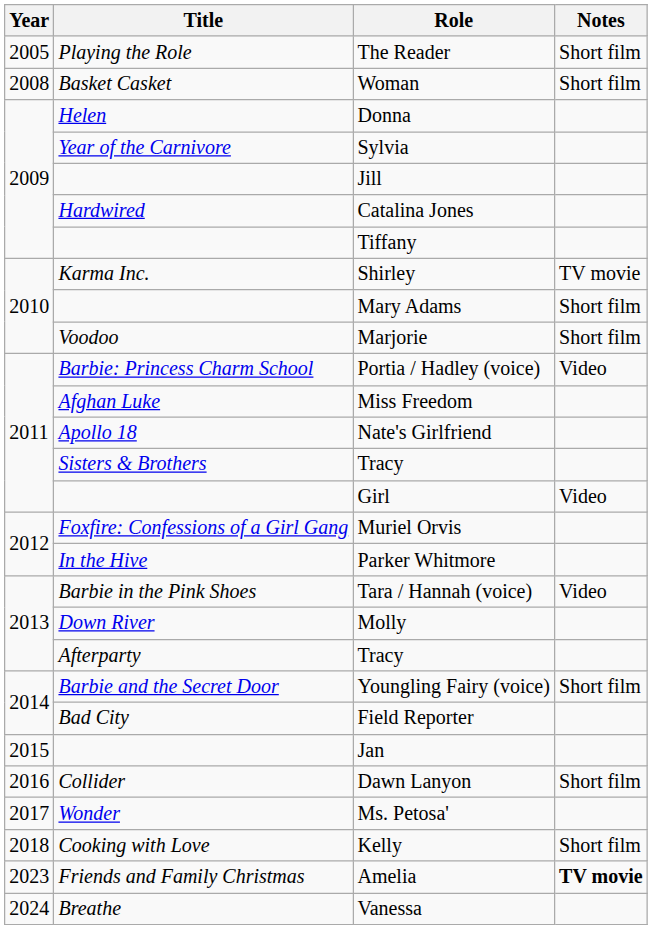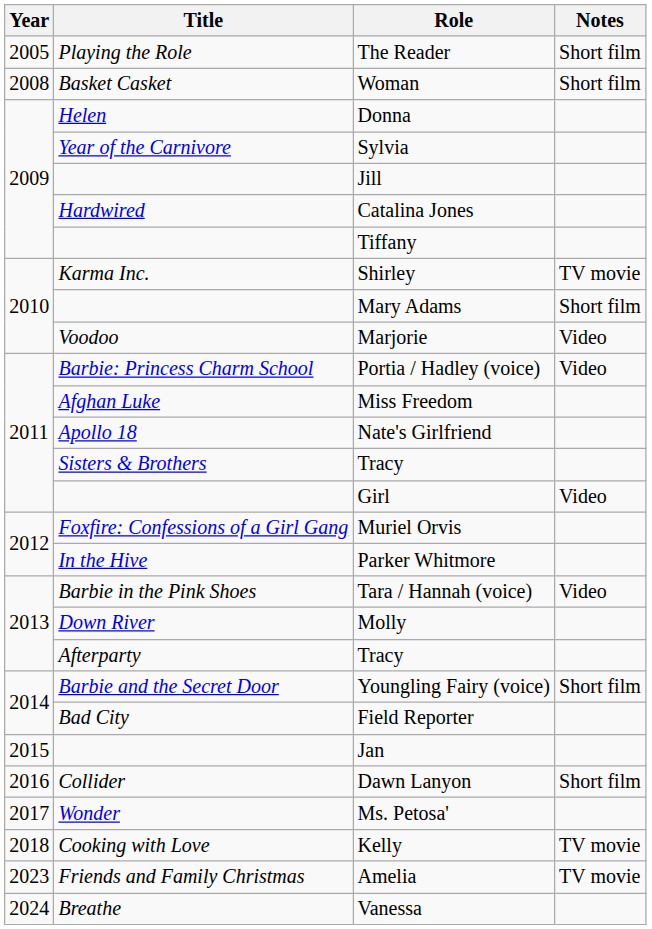(600, 337) Short film -> (583, 337) Video
(600, 845) Short film -> (600, 845) TV movie
(601, 876) bold -> (600, 876) normal
